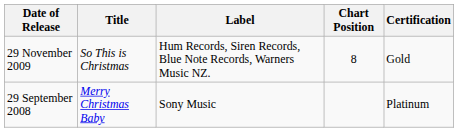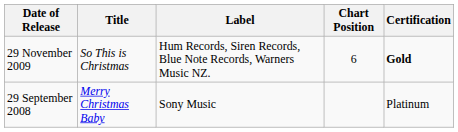(354, 59) 8 -> (354, 59) 6
(398, 59) normal -> (399, 59) bold
